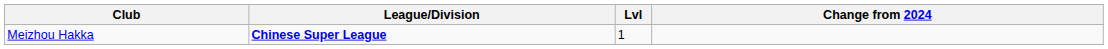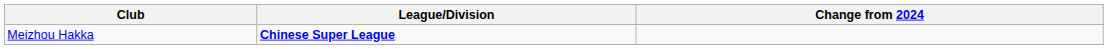- column: (633, 15)
